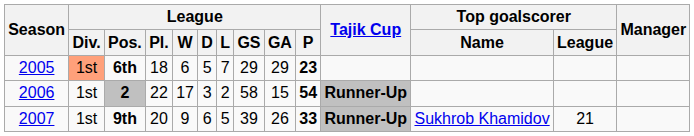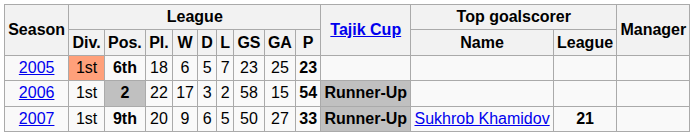(249, 67) 29 -> (249, 67) 23
(280, 67) 29 -> (280, 67) 25
(249, 118) 39 -> (249, 118) 50
(280, 118) 26 -> (280, 118) 27
(585, 118) normal -> (585, 118) bold
